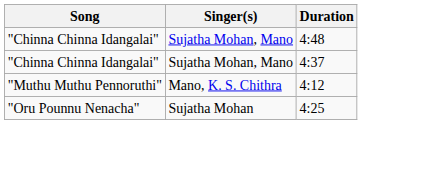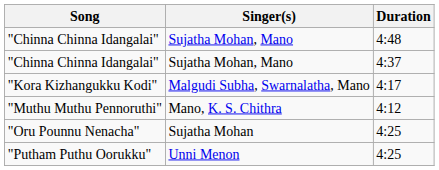+ row: (82, 85)
+ row: (79, 154)
